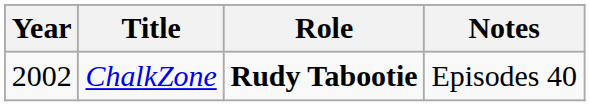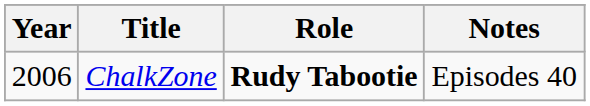(42, 75) 2002 -> (42, 75) 2006
